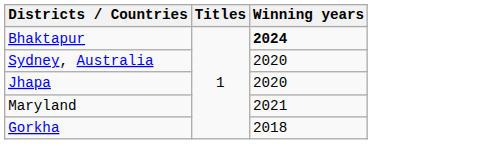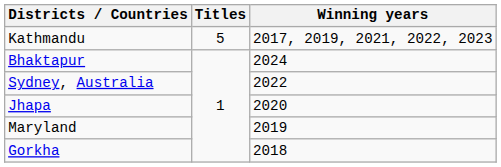+ row: (47, 38)
(270, 38) bold -> (270, 61) normal
(270, 61) 2020 -> (270, 83) 2022
(270, 106) 2021 -> (270, 128) 2019
